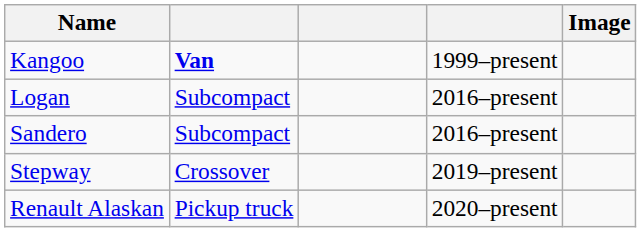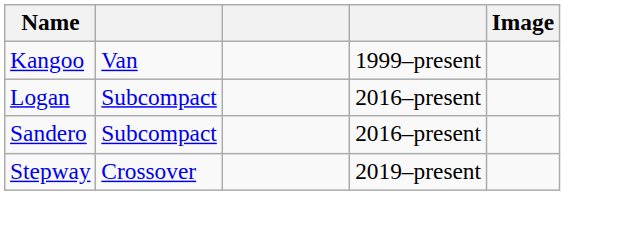(194, 60) bold -> (120, 60) normal
- row: (87, 208)
